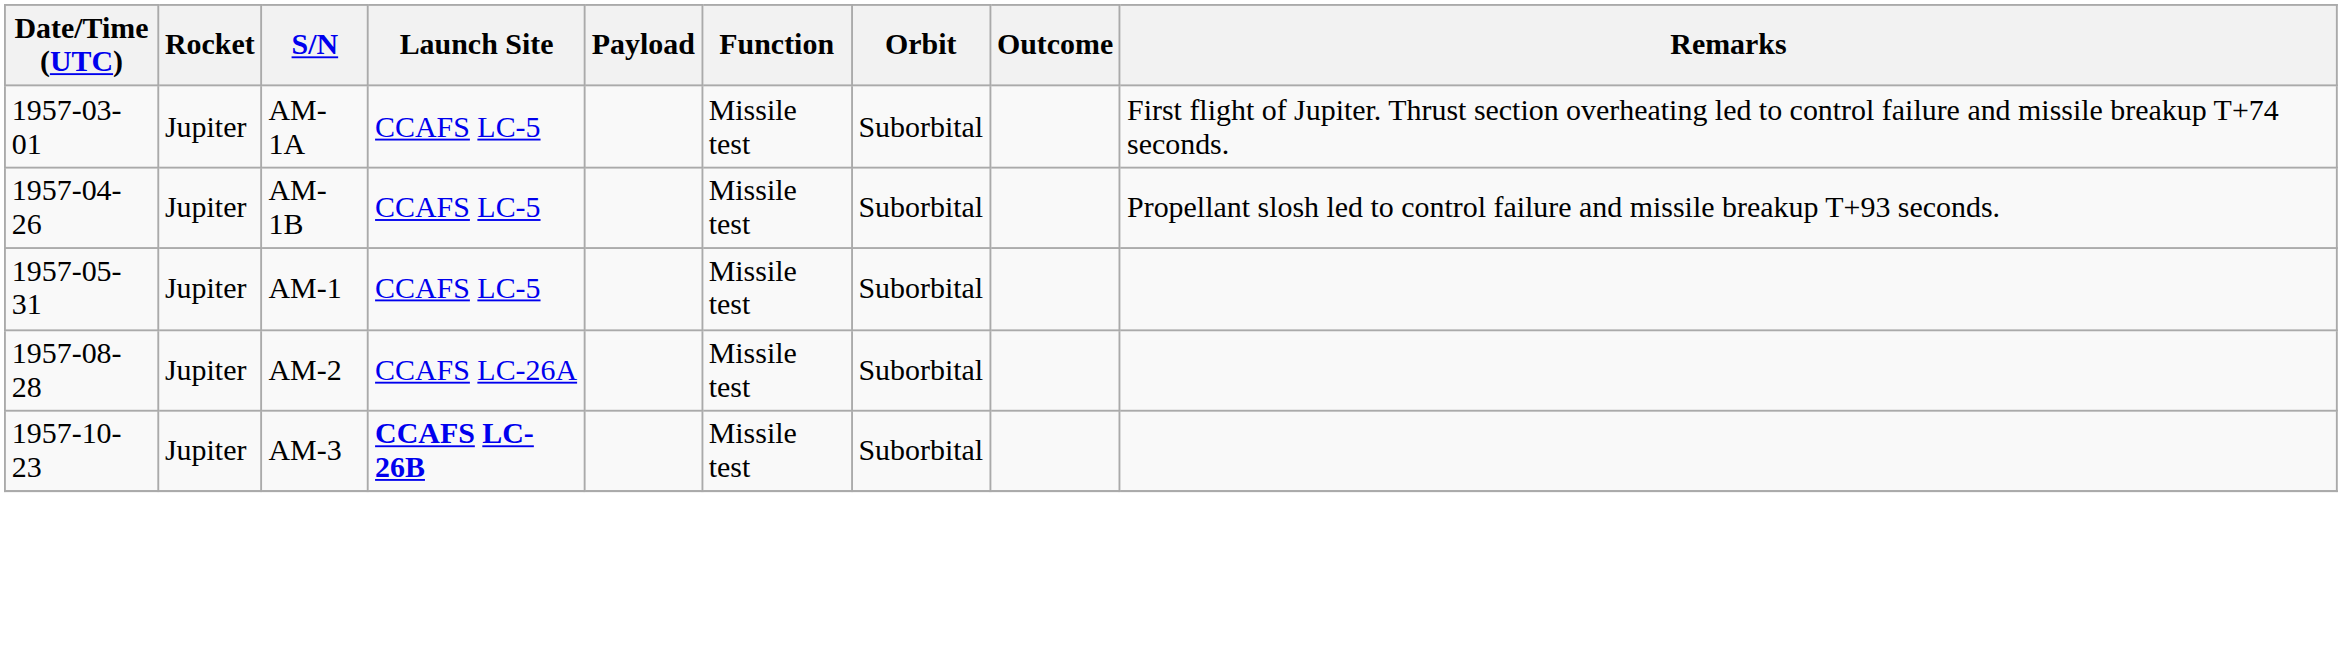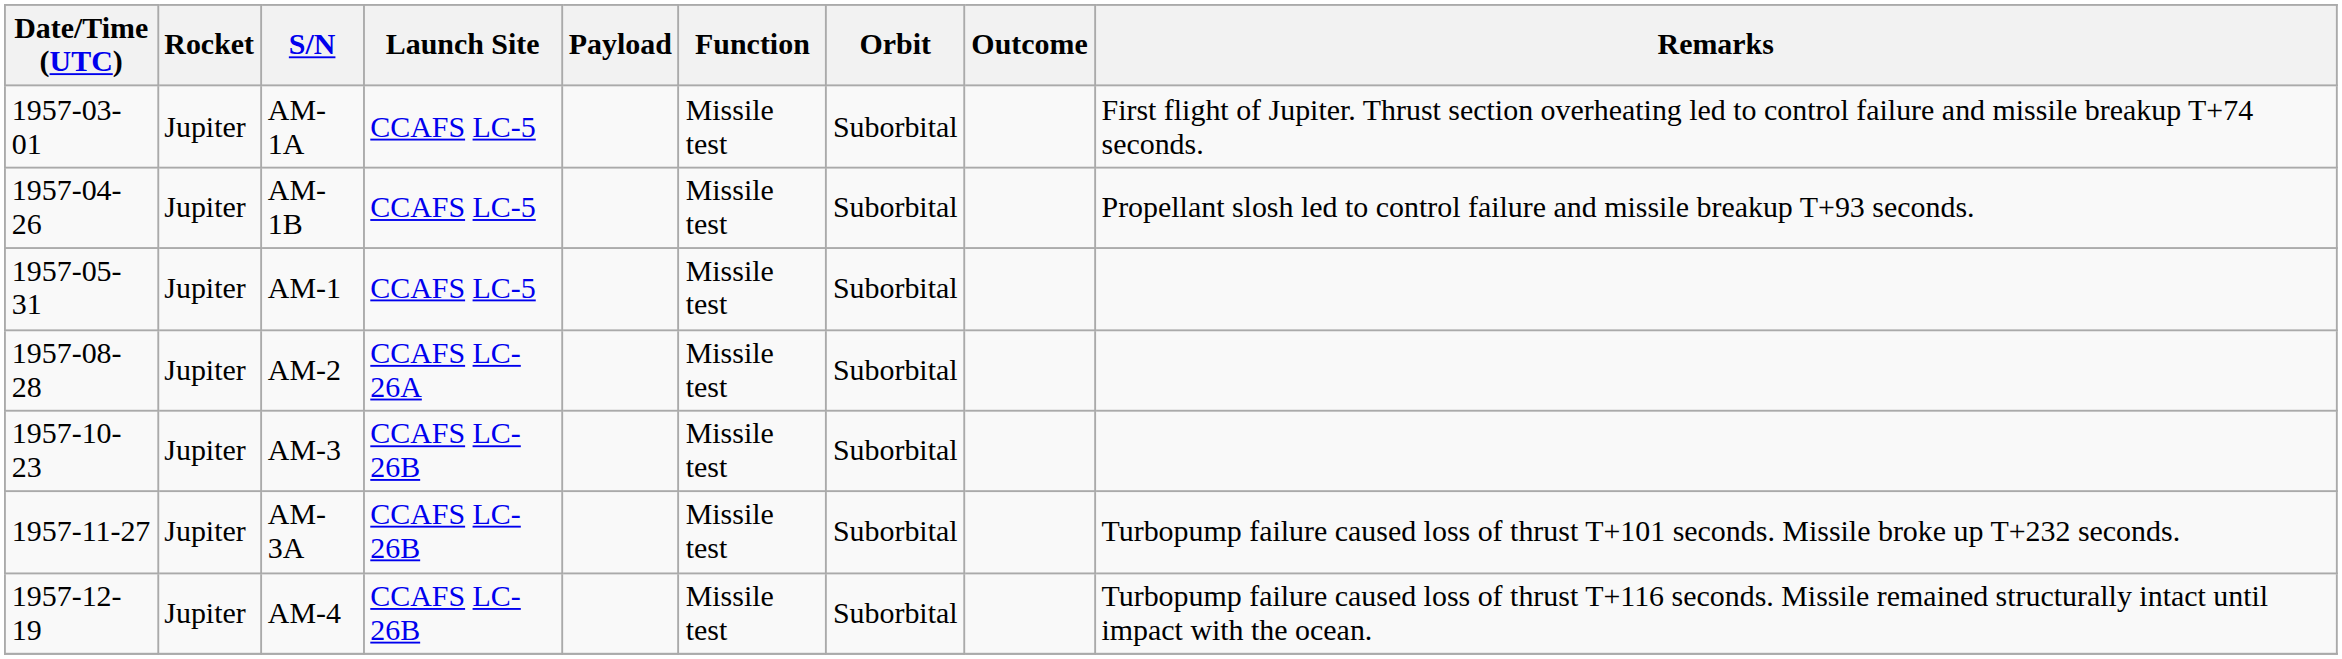(454, 450) bold -> (446, 450) normal
+ row: (297, 531)
+ row: (304, 612)
